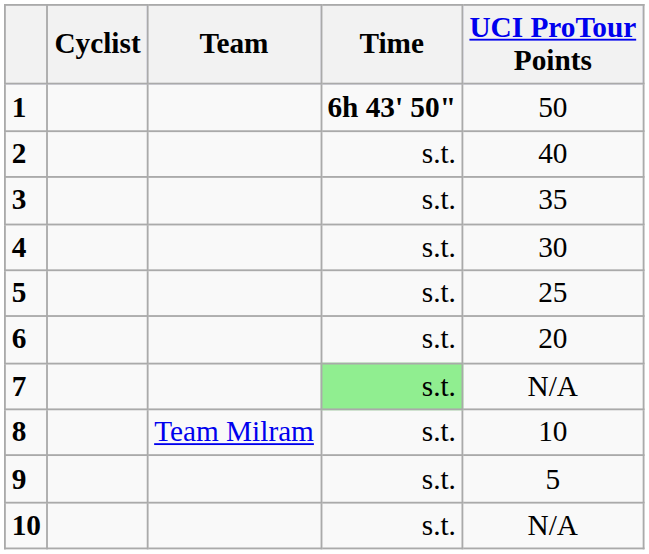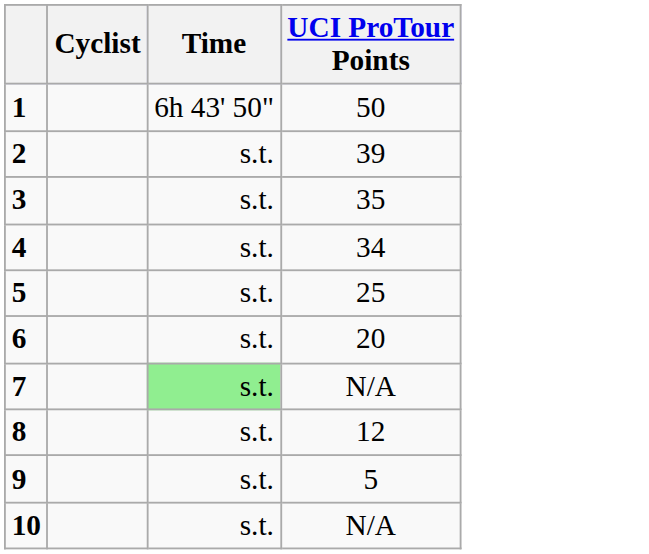- column: (234, 44)
(392, 107) bold -> (214, 107) normal
(553, 153) 40 -> (371, 153) 39
(553, 246) 30 -> (371, 246) 34
(553, 432) 10 -> (371, 432) 12
